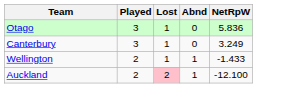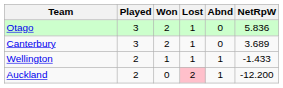+ column: (167, 12)
(231, 43) 3.249 -> (257, 43) 3.689
(231, 75) -12.100 -> (257, 75) -12.200
